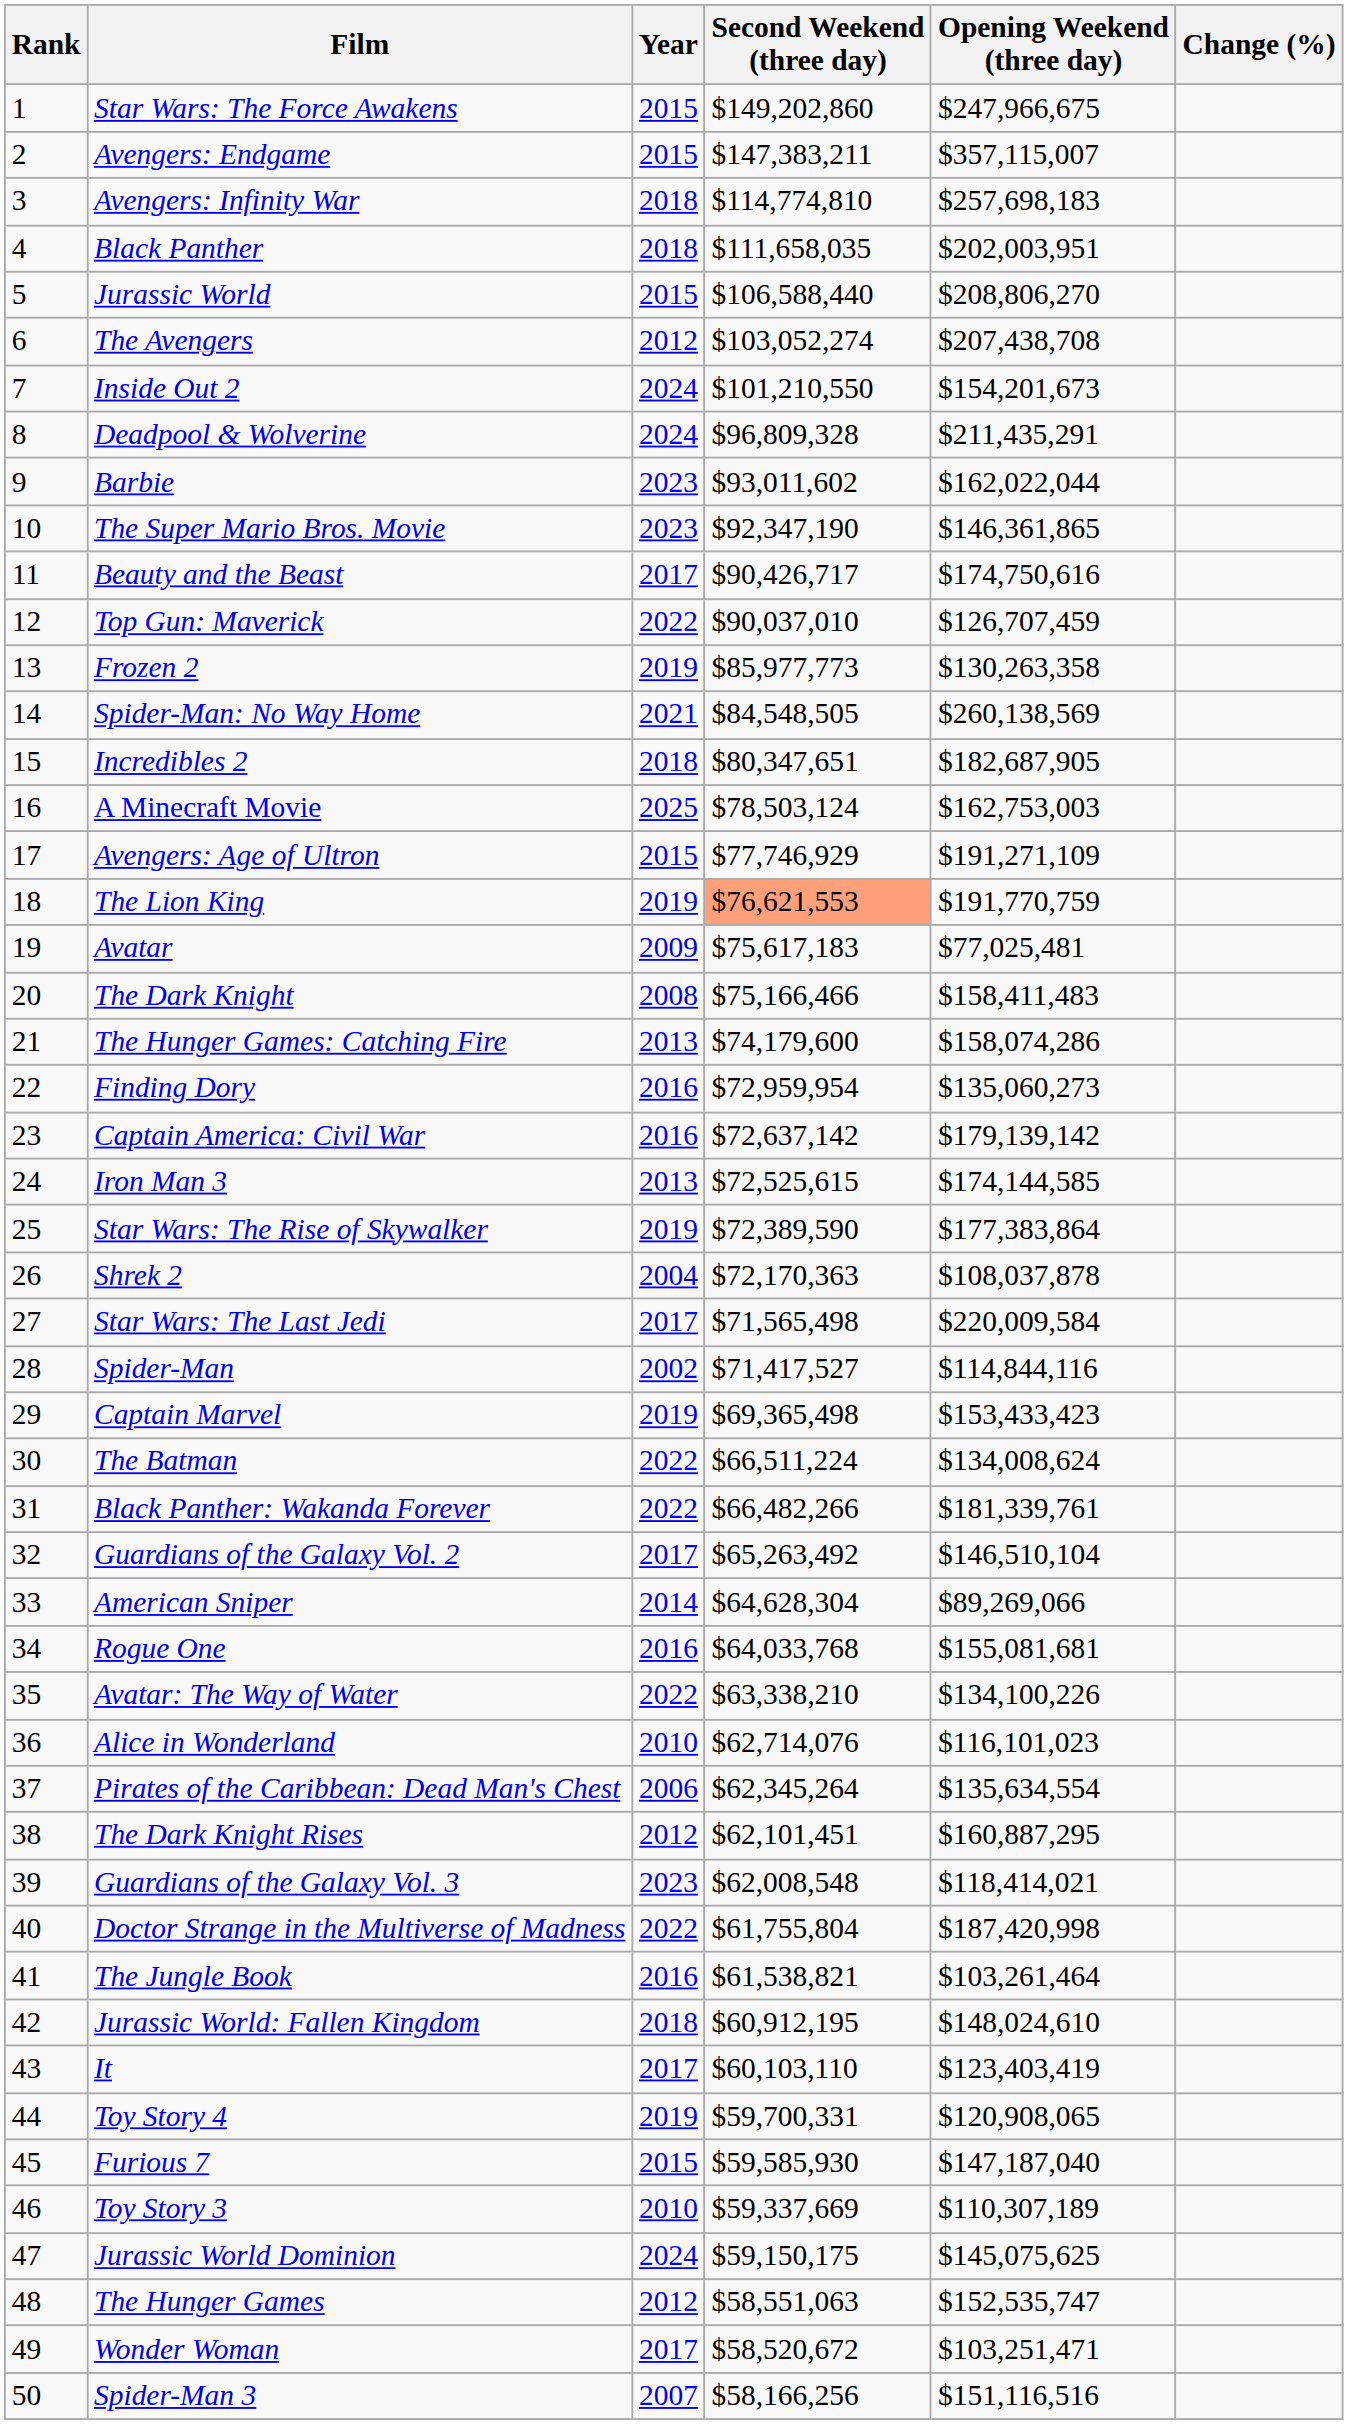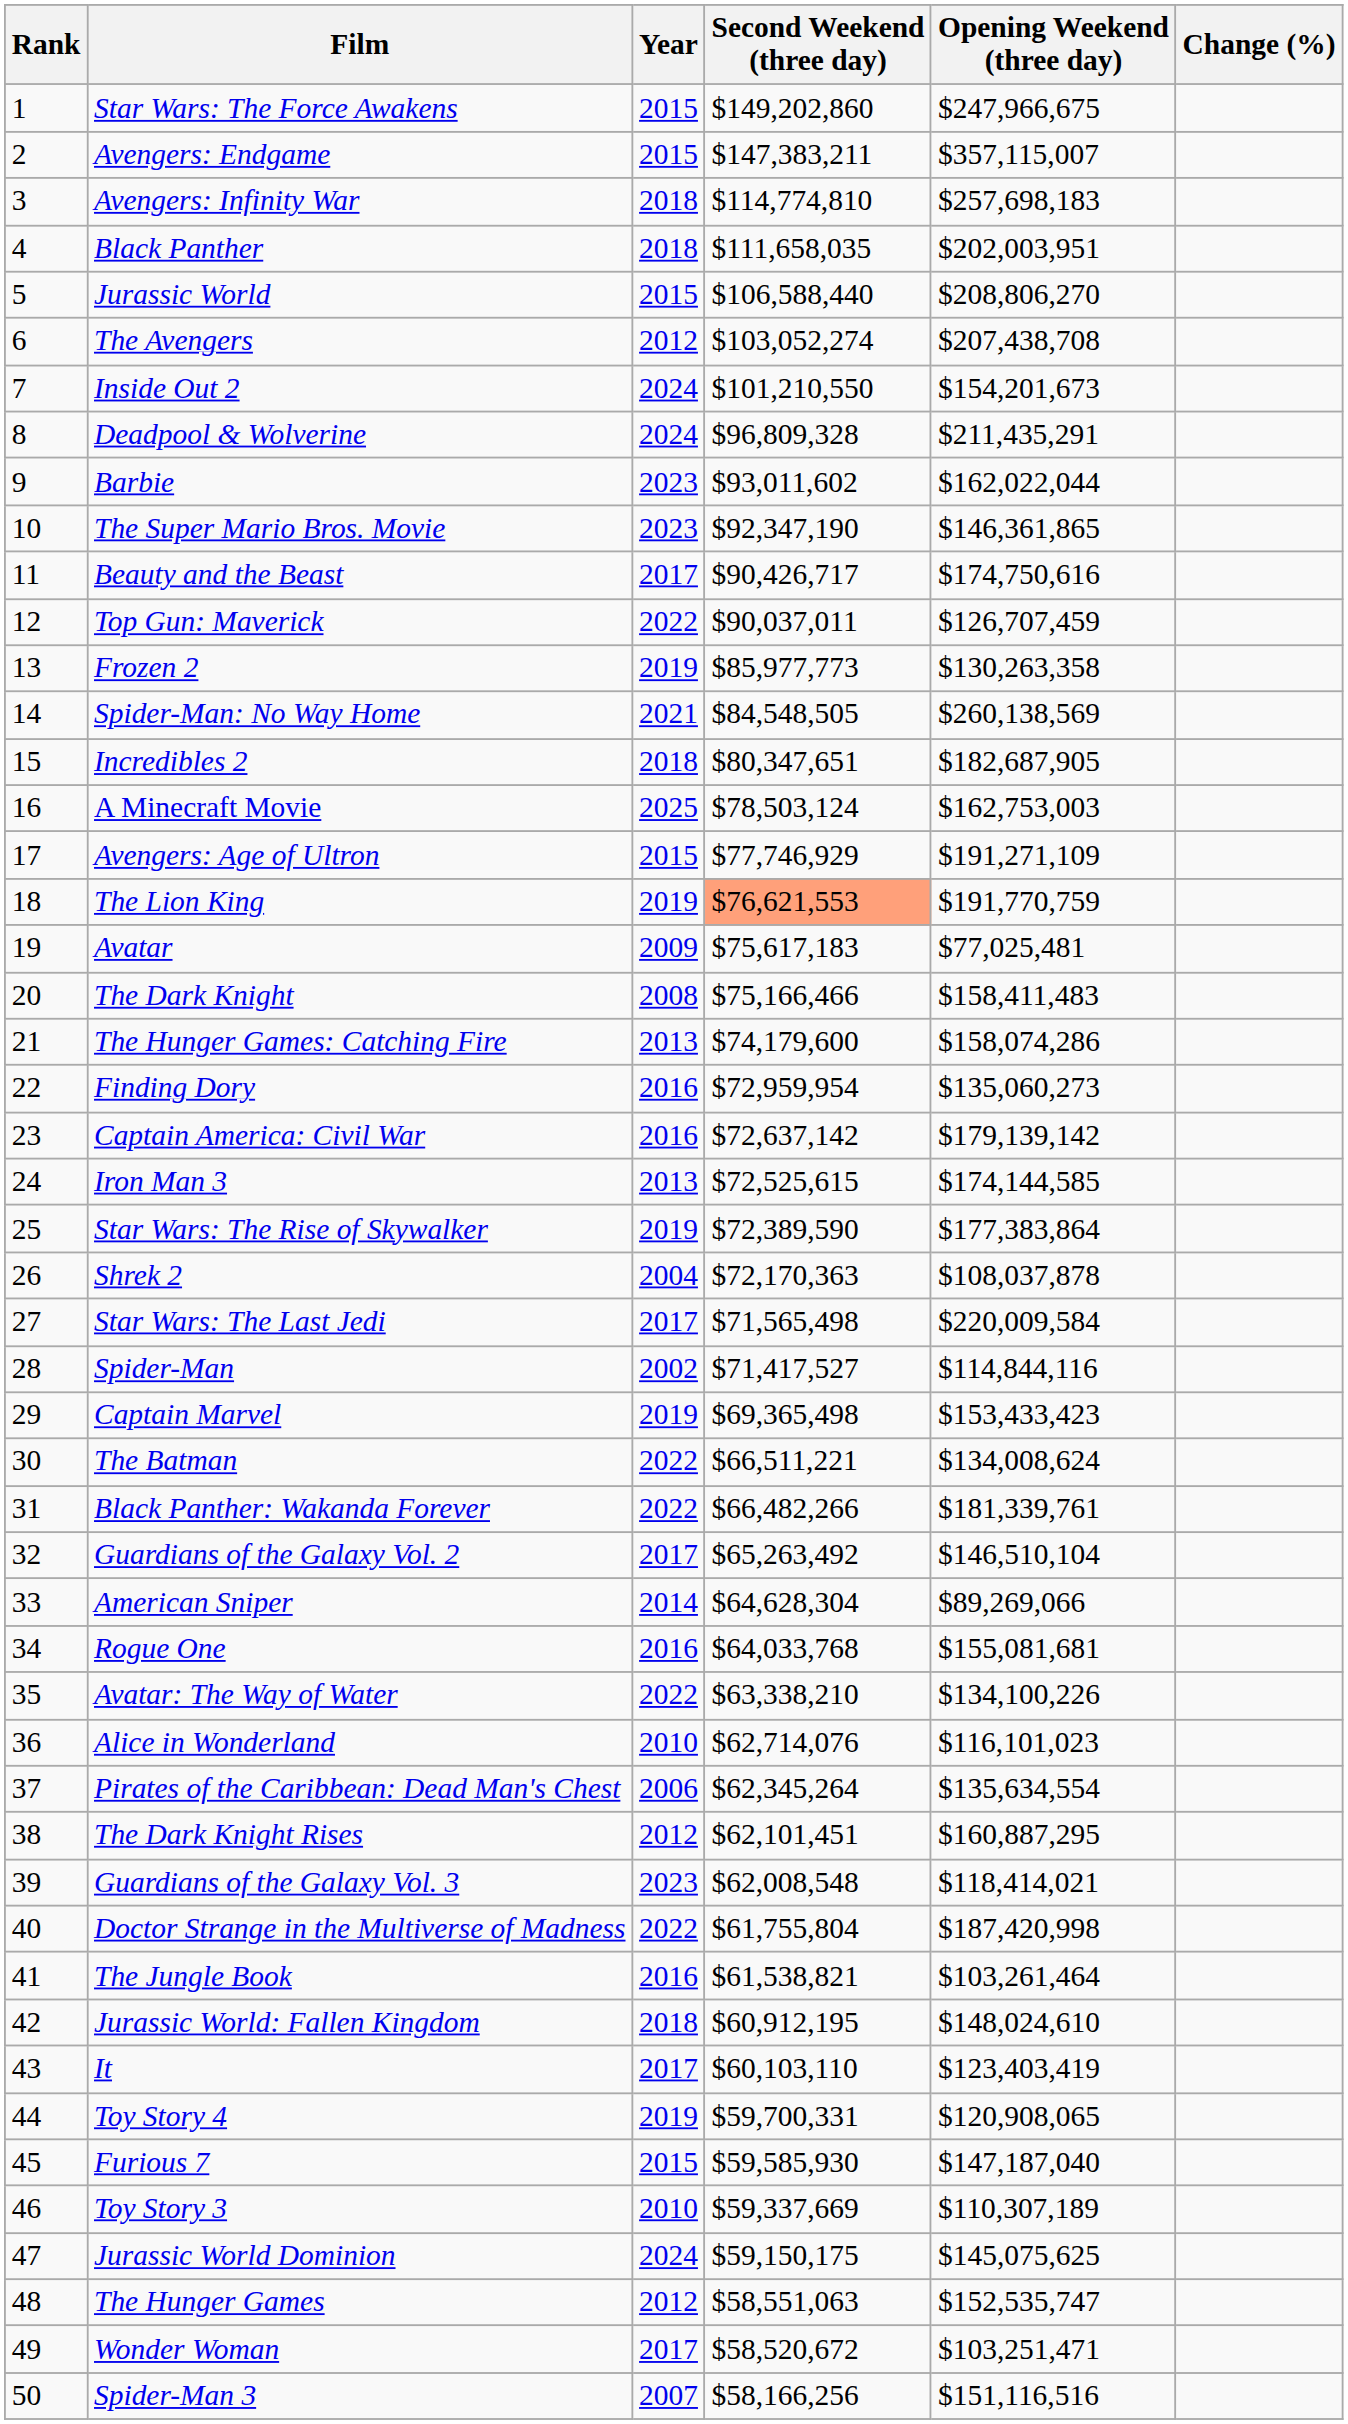(785, 621) $90,037,010 -> (785, 621) $90,037,011
(785, 1461) $66,511,224 -> (785, 1461) $66,511,221
